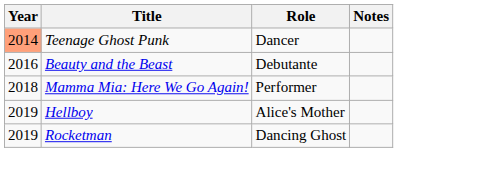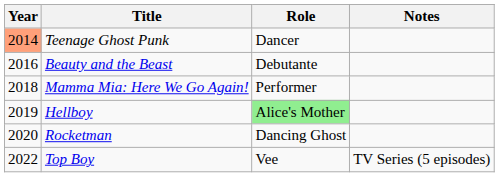(300, 111) no background -> (300, 111) lightgreen background
(23, 135) 2019 -> (23, 135) 2020
+ row: (70, 159)
